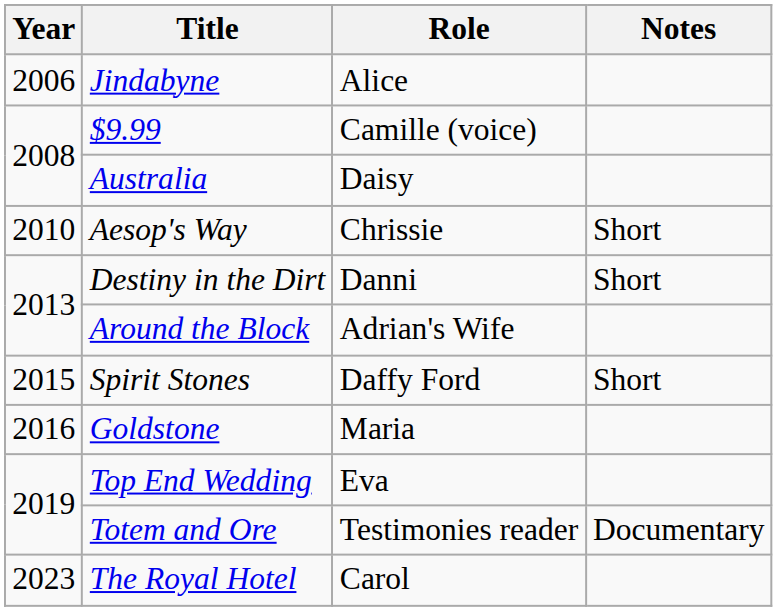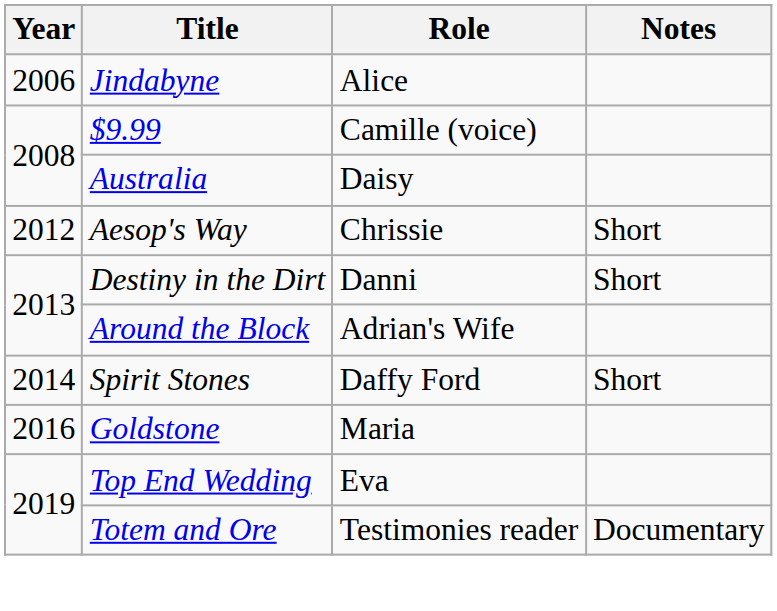(44, 229) 2010 -> (44, 229) 2012
(44, 379) 2015 -> (44, 379) 2014
- row: (193, 579)
